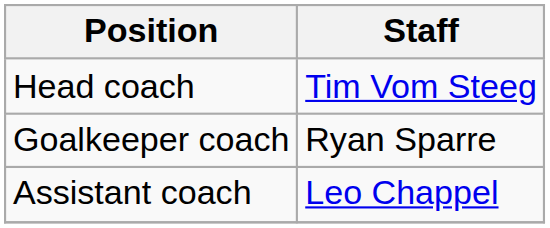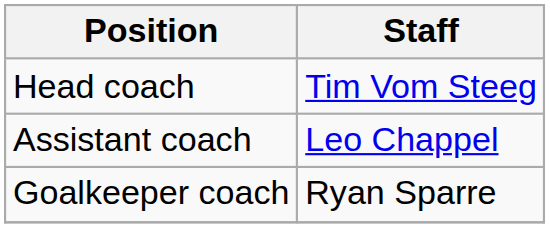rows swapped: (132, 193) <-> (151, 139)
